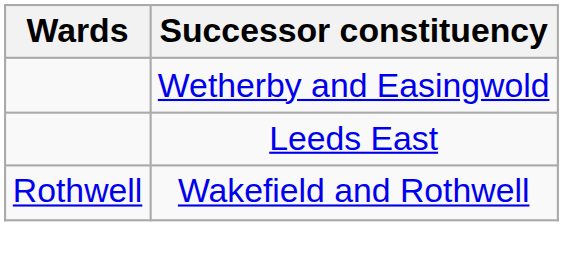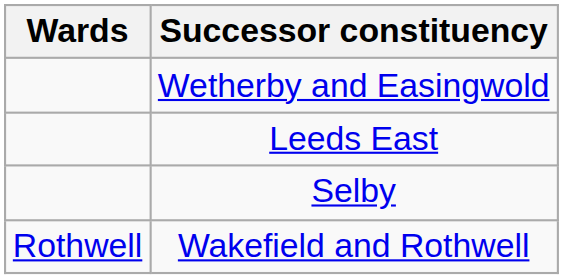+ row: (354, 191)
